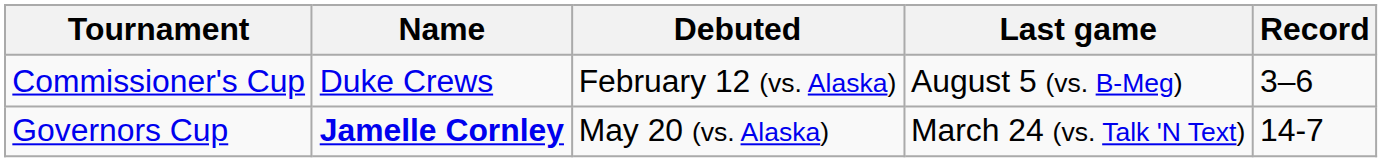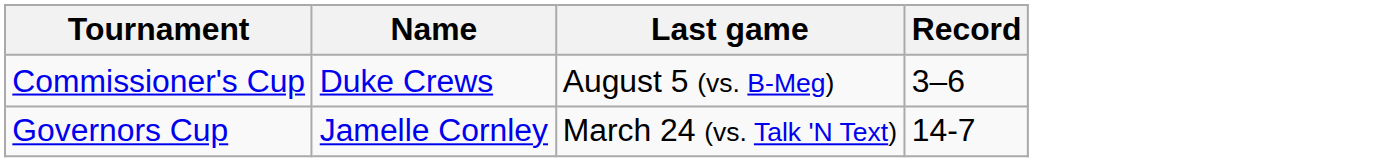- column: (737, 29)
(442, 130) bold -> (434, 130) normal
